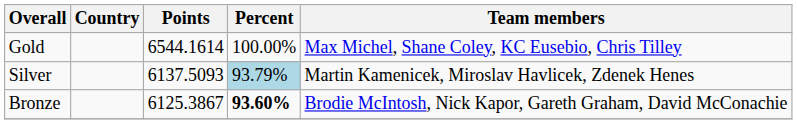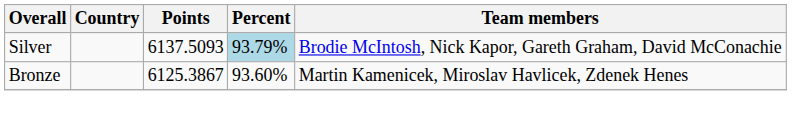- row: (27, 47)
(499, 75) Martin Kamenicek, Miroslav Havlicek, Zdenek Henes -> (540, 47) Brodie McIntosh, Nick Kapor, Gareth Graham, David McConachie
(261, 103) bold -> (260, 75) normal
(546, 103) Brodie McIntosh, Nick Kapor, Gareth Graham, David McConachie -> (494, 75) Martin Kamenicek, Miroslav Havlicek, Zdenek Henes
